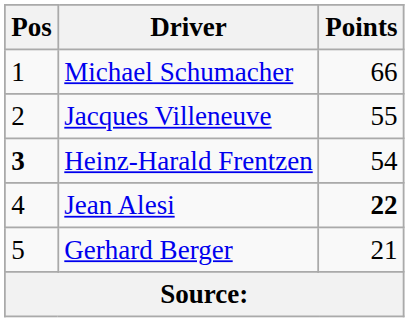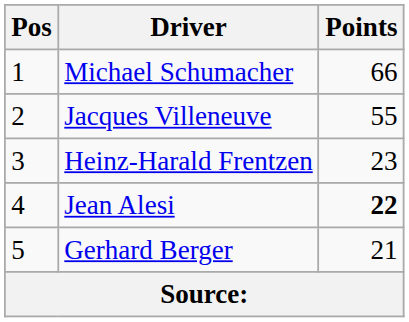(18, 160) bold -> (18, 160) normal
(384, 160) 54 -> (384, 160) 23
